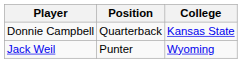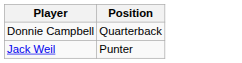- column: (201, 13)
